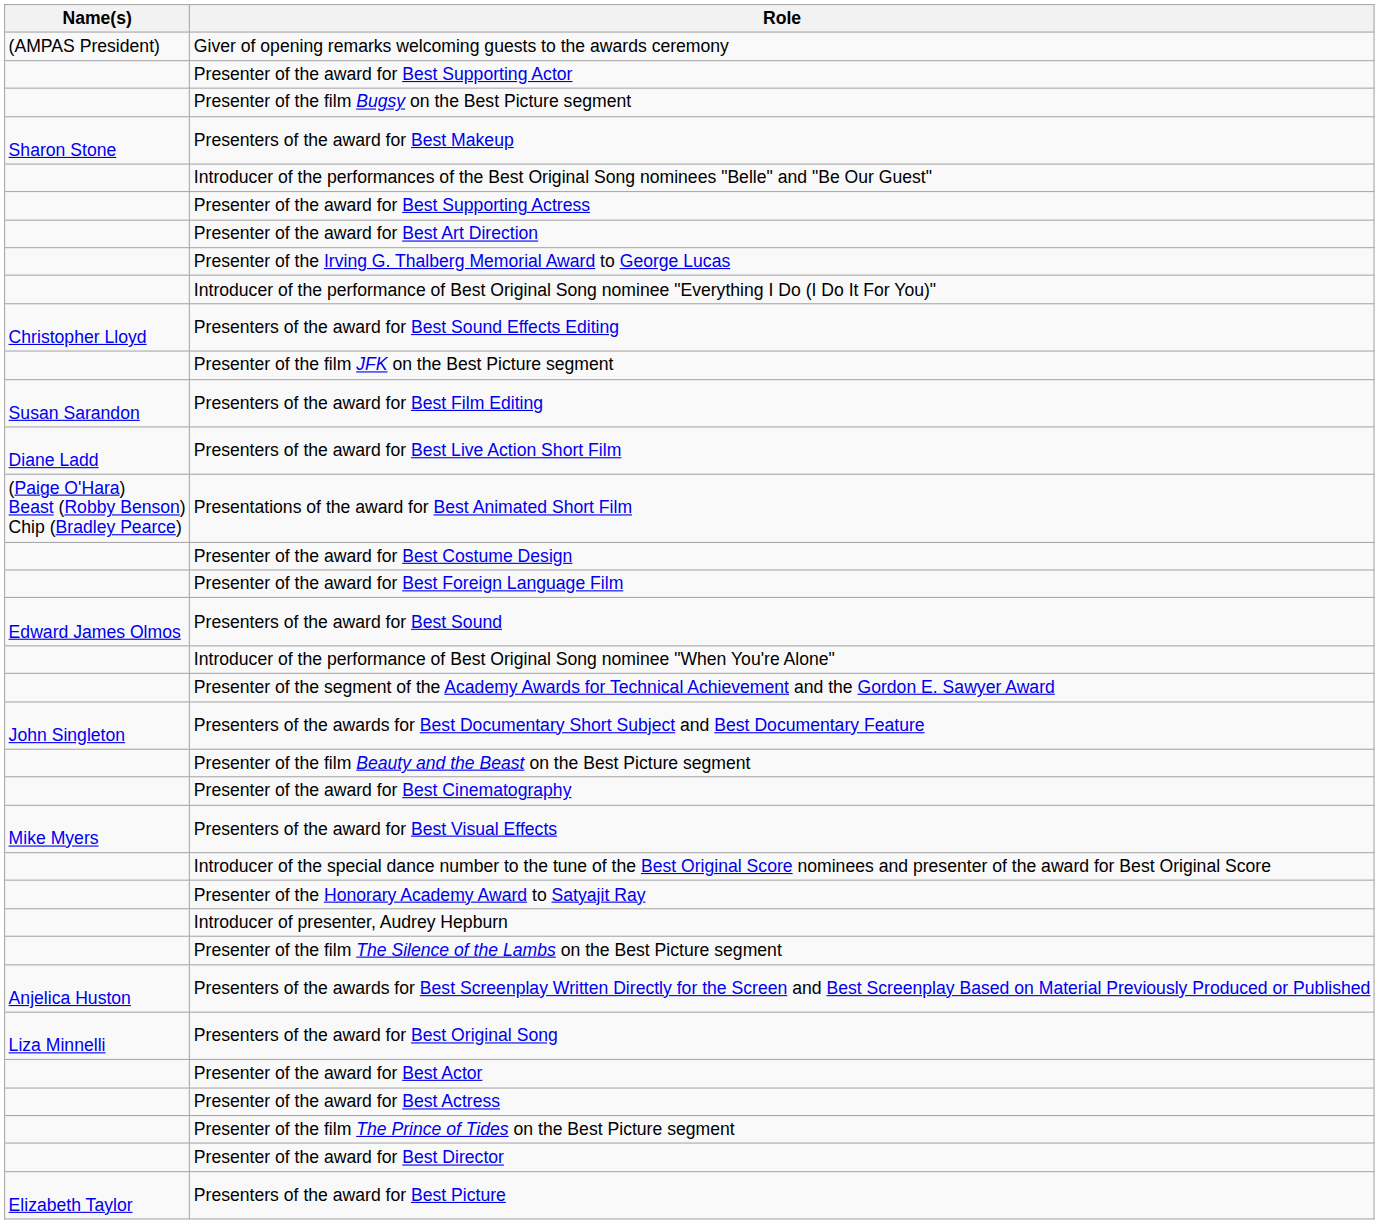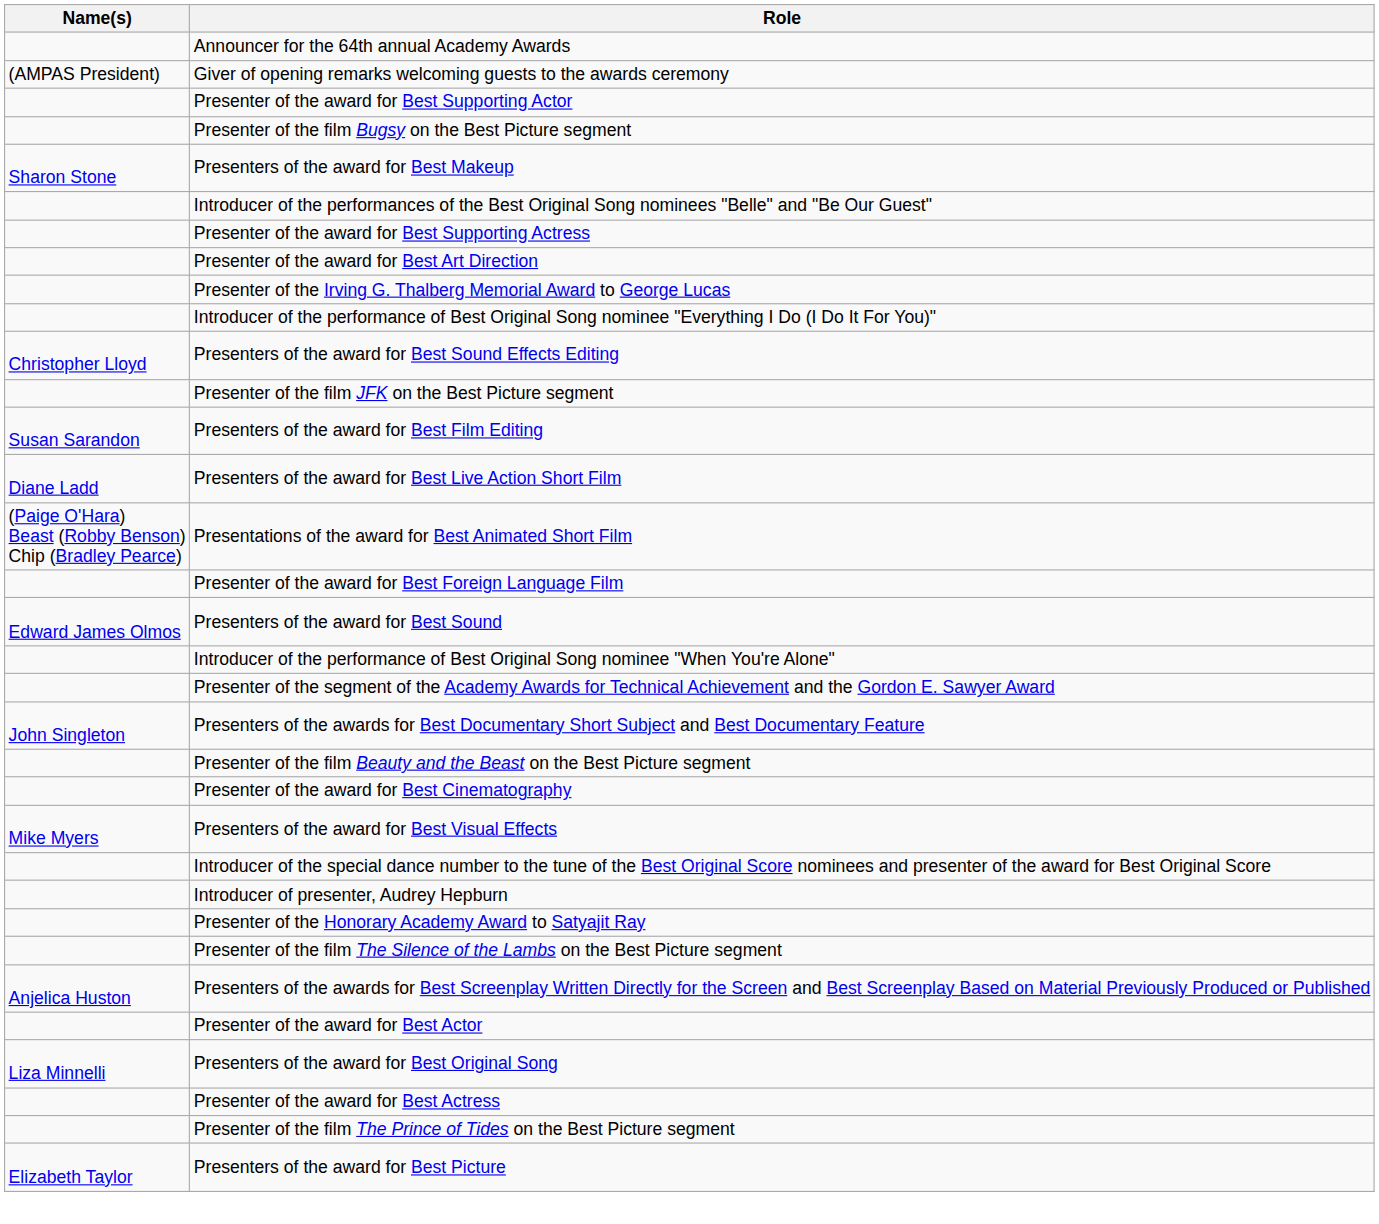+ row: (382, 46)
- row: (383, 555)
rows swapped: (351, 922) <-> (420, 894)
rows swapped: (338, 1073) <-> (376, 1035)
- row: (349, 1157)
